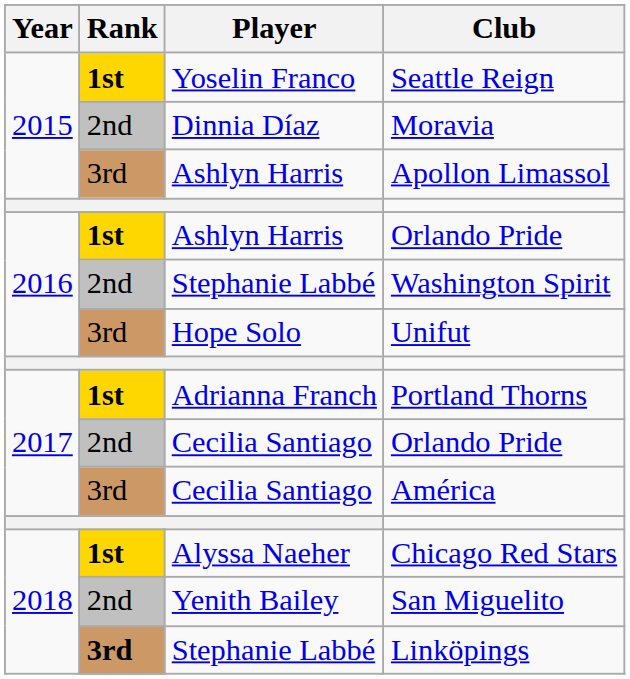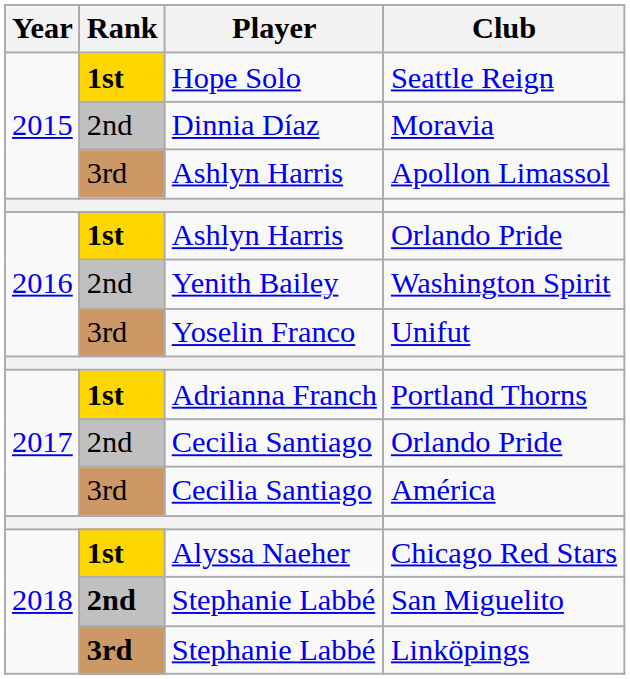(264, 76) Yoselin Franco -> (236, 76) Hope Solo
(273, 283) Stephanie Labbé -> (255, 283) Yenith Bailey
(236, 331) Hope Solo -> (264, 331) Yoselin Franco
(110, 600) normal -> (111, 600) bold
(255, 600) Yenith Bailey -> (273, 600) Stephanie Labbé
